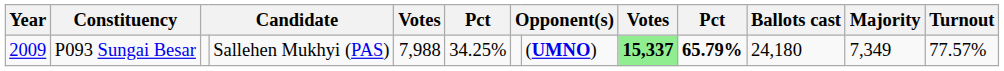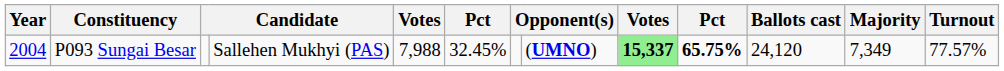(28, 50) 2009 -> (28, 50) 2004
(478, 50) 34.25% -> (478, 50) 32.45%
(712, 50) 65.79% -> (712, 50) 65.75%
(776, 50) 24,180 -> (776, 50) 24,120
